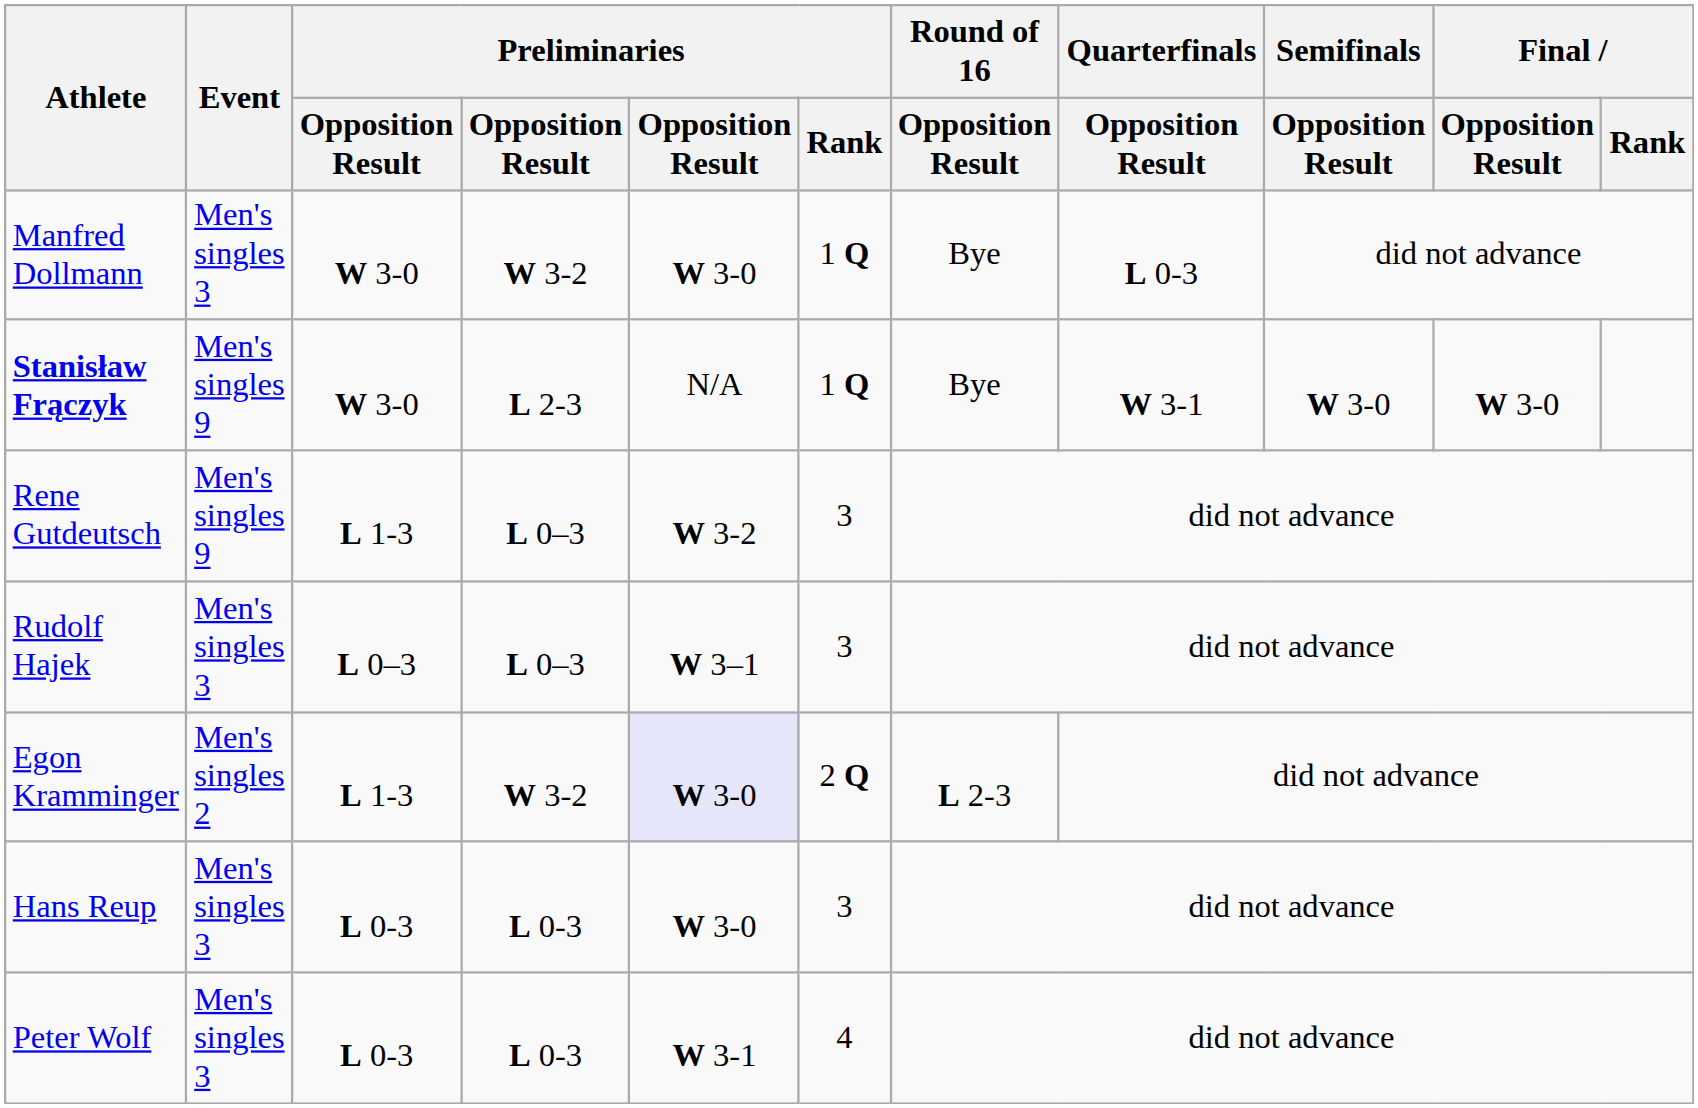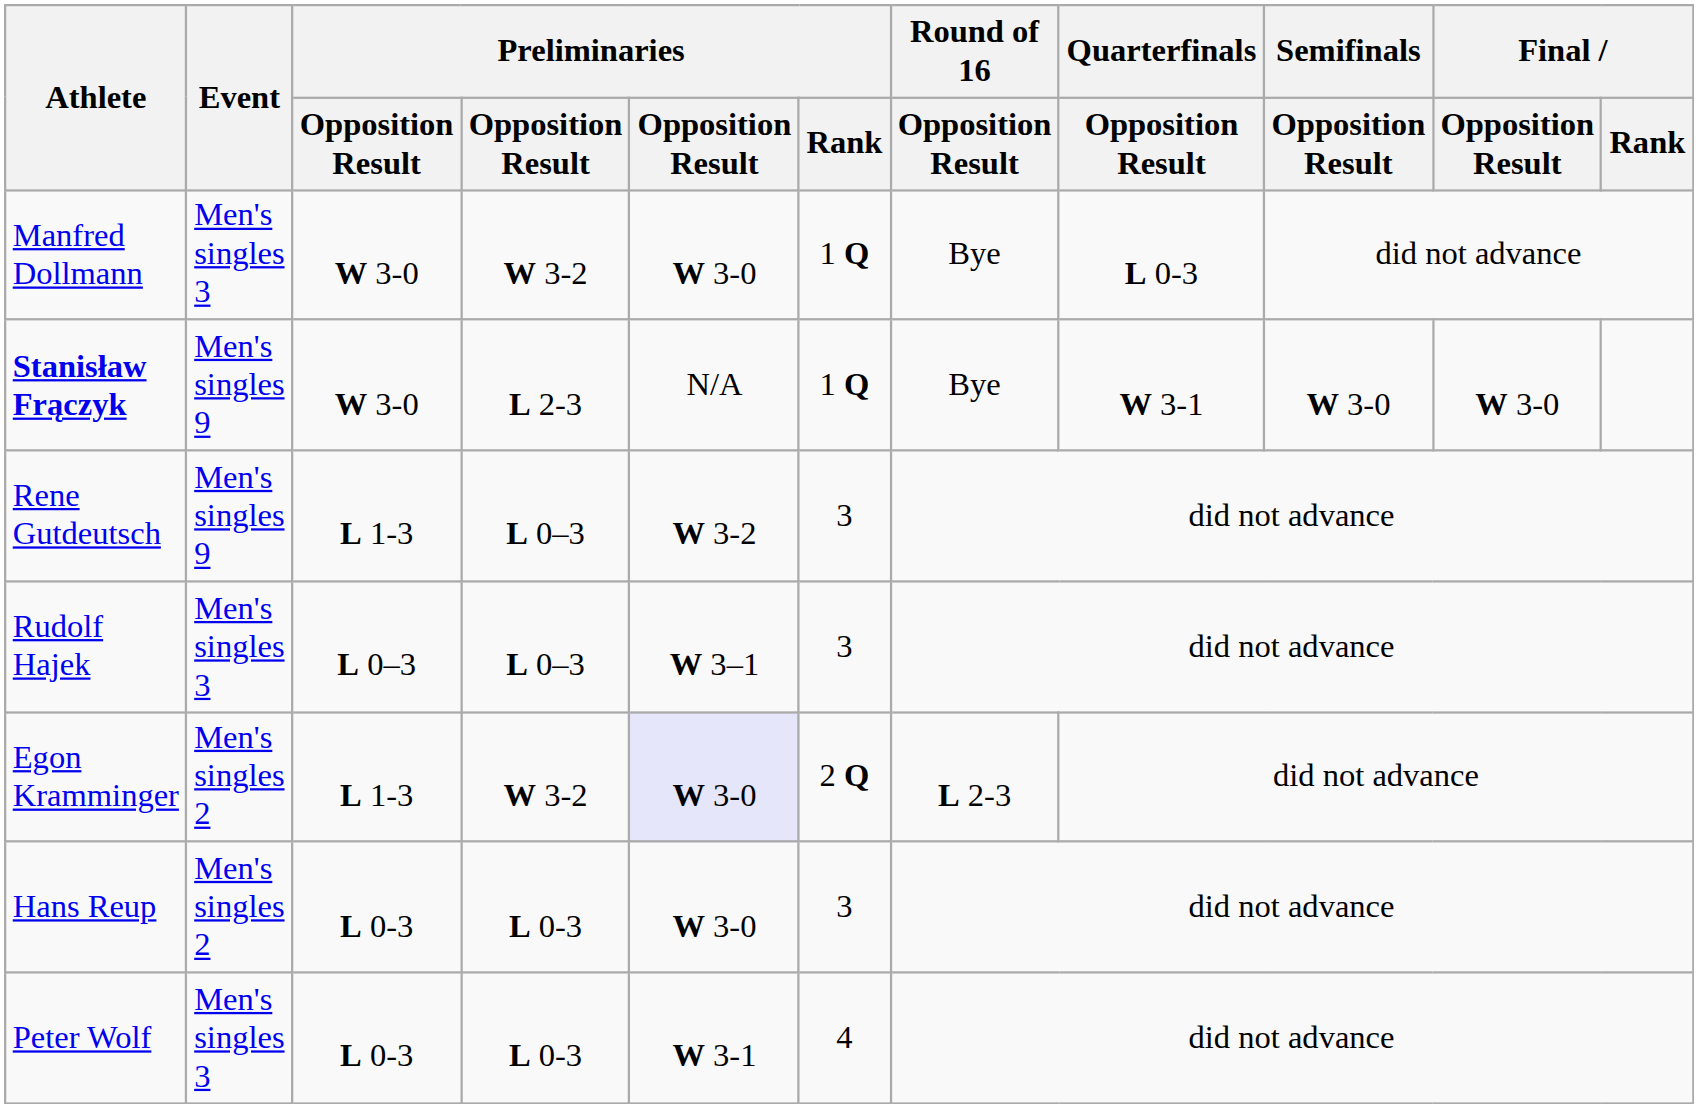(239, 906) Men's singles 3 -> (239, 906) Men's singles 2
